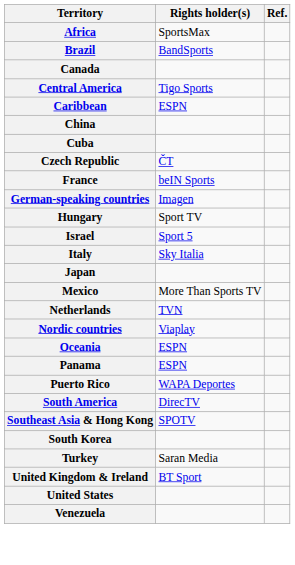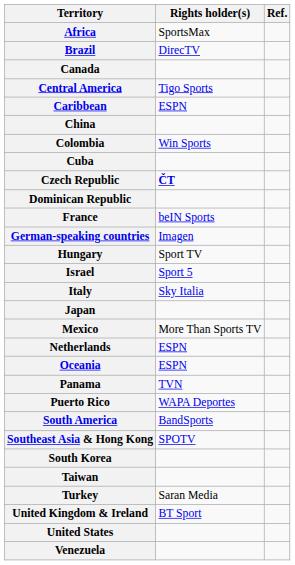(186, 50) BandSports -> (179, 50) DirecTV
+ row: (80, 143)
(166, 161) normal -> (167, 180) bold
+ row: (80, 198)
(170, 310) TVN -> (173, 347) ESPN
- row: (80, 328)
(173, 365) ESPN -> (170, 384) TVN
(179, 402) DirecTV -> (186, 421) BandSports
+ row: (80, 476)
